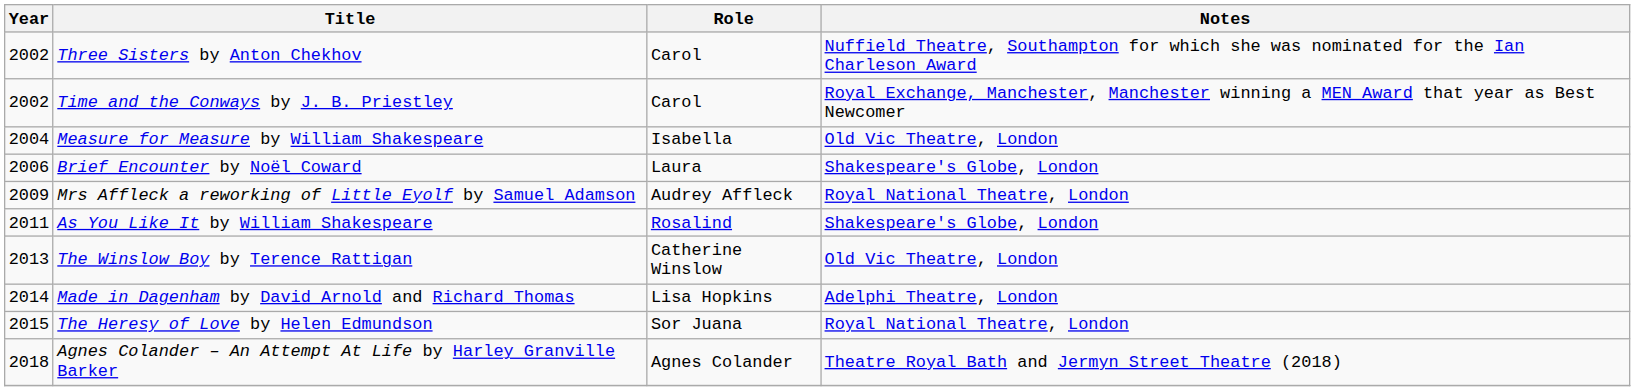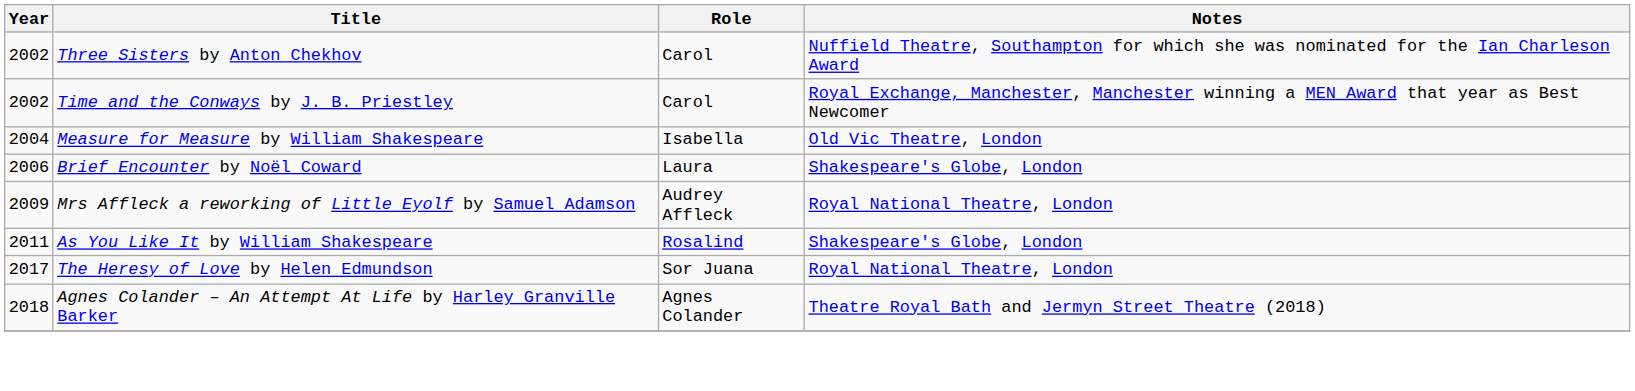- row: (235, 260)
- row: (316, 297)
(29, 325) 2015 -> (29, 270) 2017
